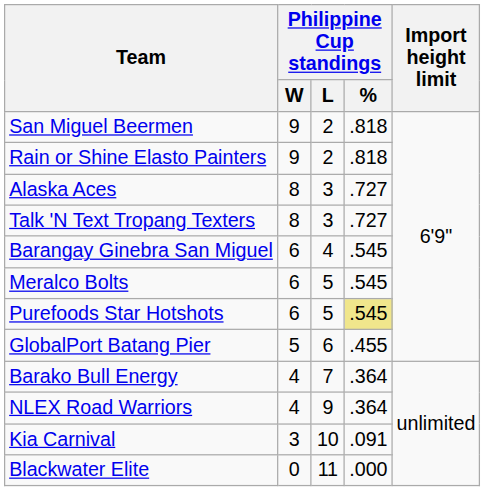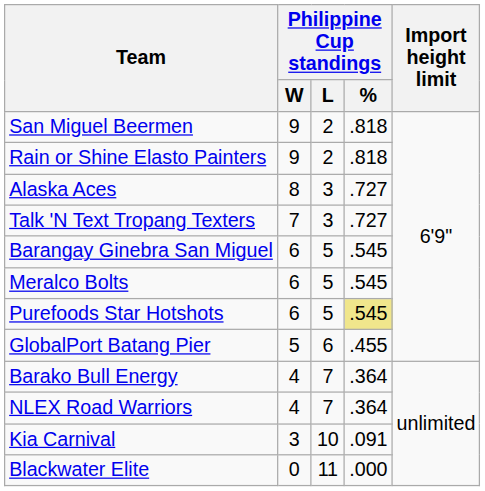(294, 220) 8 -> (294, 220) 7
(328, 251) 4 -> (328, 251) 5
(328, 407) 9 -> (328, 407) 7
